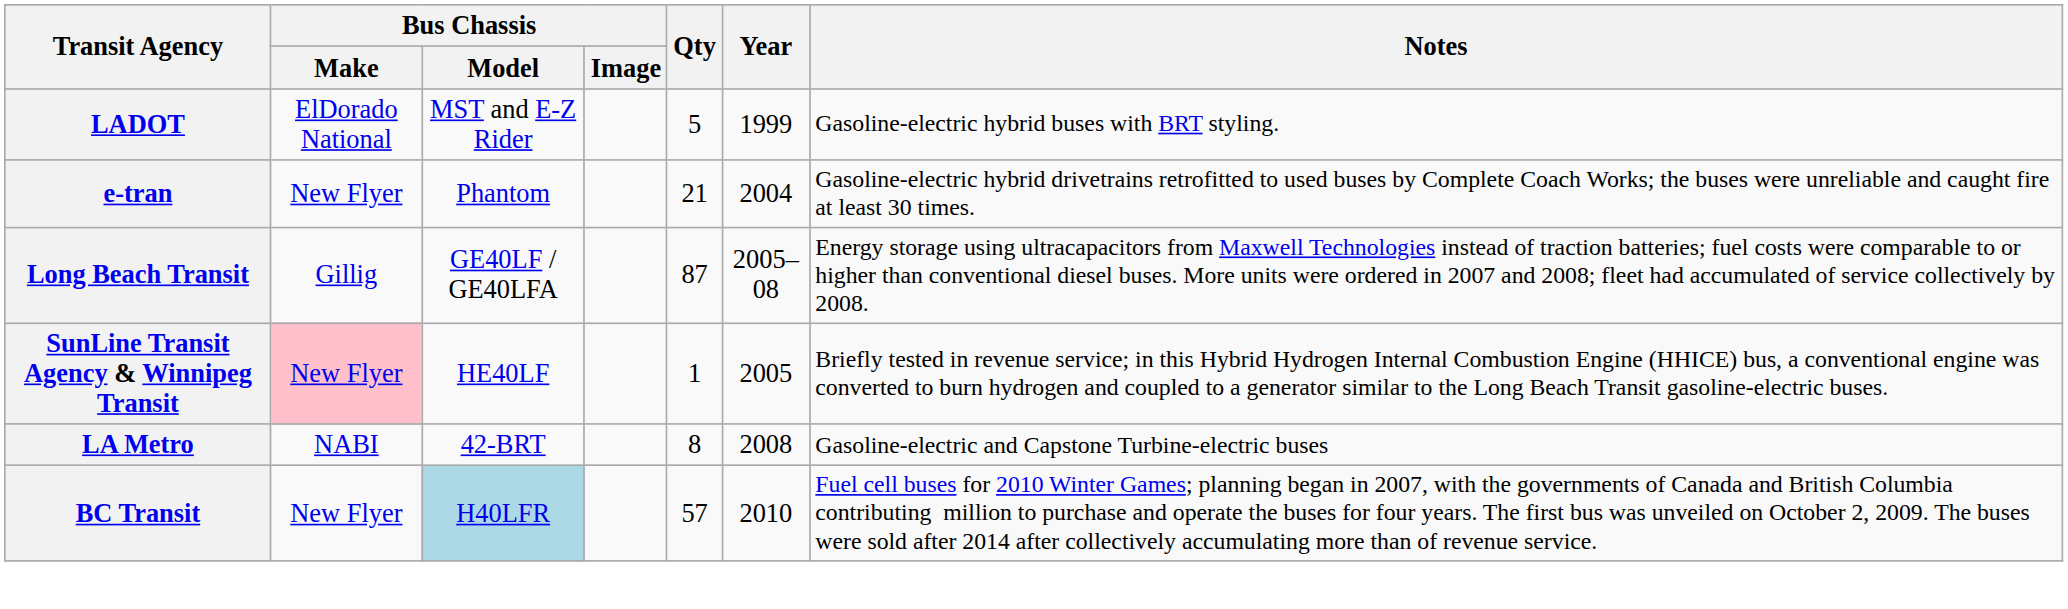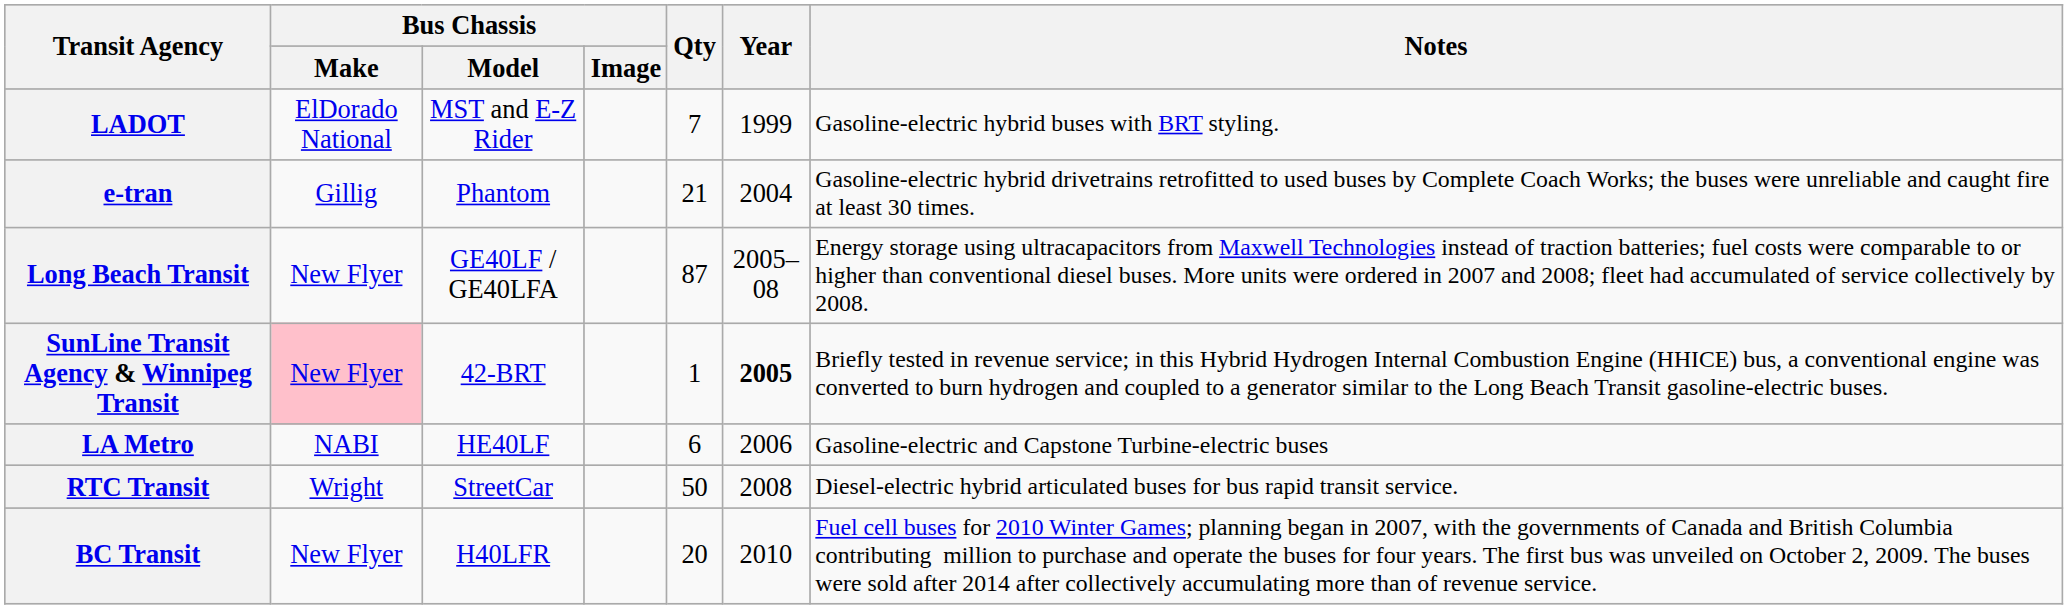(695, 124) 5 -> (695, 124) 7
(346, 193) New Flyer -> (346, 193) Gillig
(346, 274) Gillig -> (346, 274) New Flyer
(503, 372) HE40LF -> (503, 372) 42-BRT
(766, 372) normal -> (766, 372) bold
(503, 444) 42-BRT -> (503, 444) HE40LF
(695, 444) 8 -> (695, 444) 6
(766, 444) 2008 -> (766, 444) 2006
+ row: (138, 486)
(503, 513) lightblue background -> (503, 554) no background
(695, 513) 57 -> (695, 554) 20
